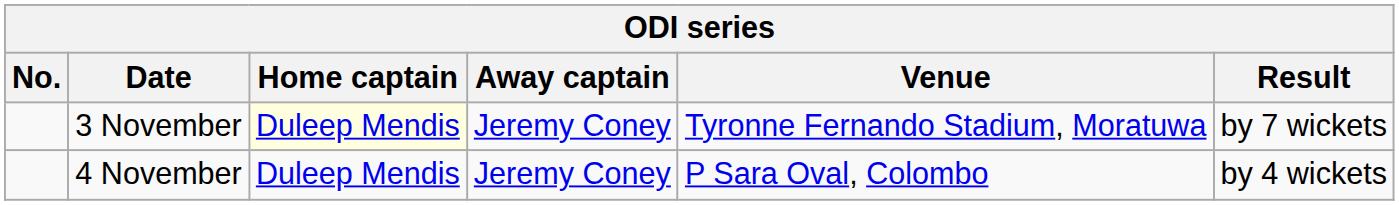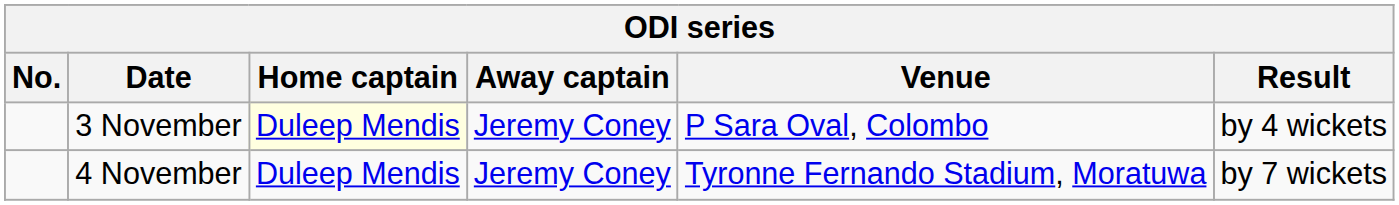(946, 125) Tyronne Fernando Stadium, Moratuwa -> (837, 125) P Sara Oval, Colombo
(1304, 125) by 7 wickets -> (1304, 125) by 4 wickets
(837, 174) P Sara Oval, Colombo -> (946, 174) Tyronne Fernando Stadium, Moratuwa
(1304, 174) by 4 wickets -> (1304, 174) by 7 wickets
